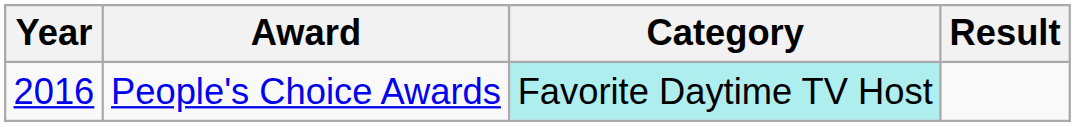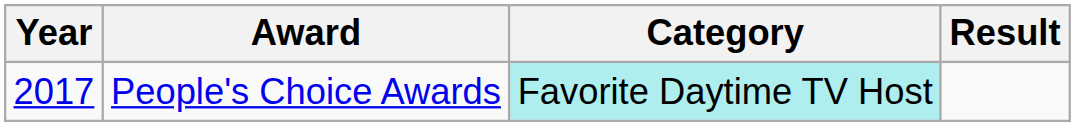(54, 90) 2016 -> (54, 90) 2017
